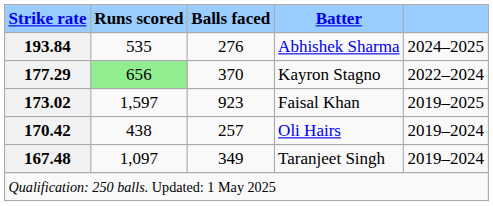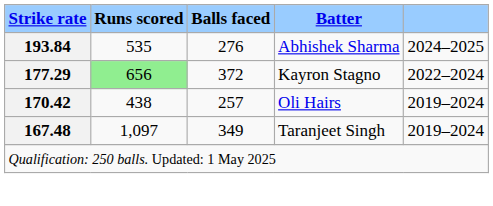(231, 74) 370 -> (231, 74) 372
- row: (319, 102)
